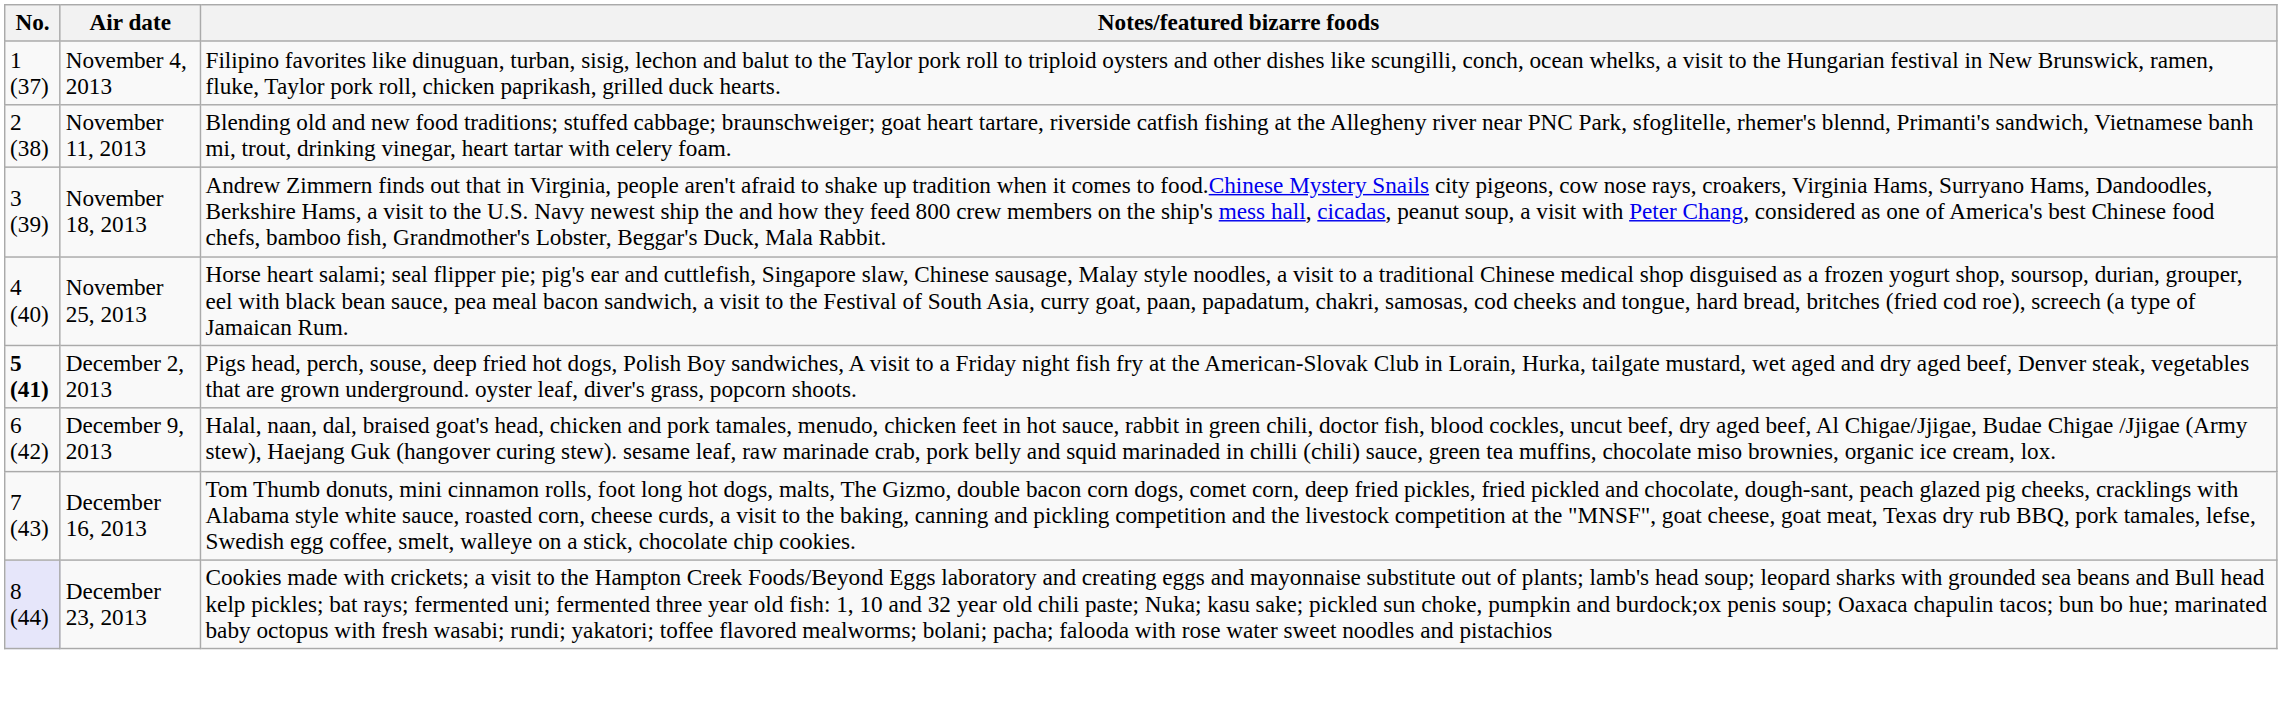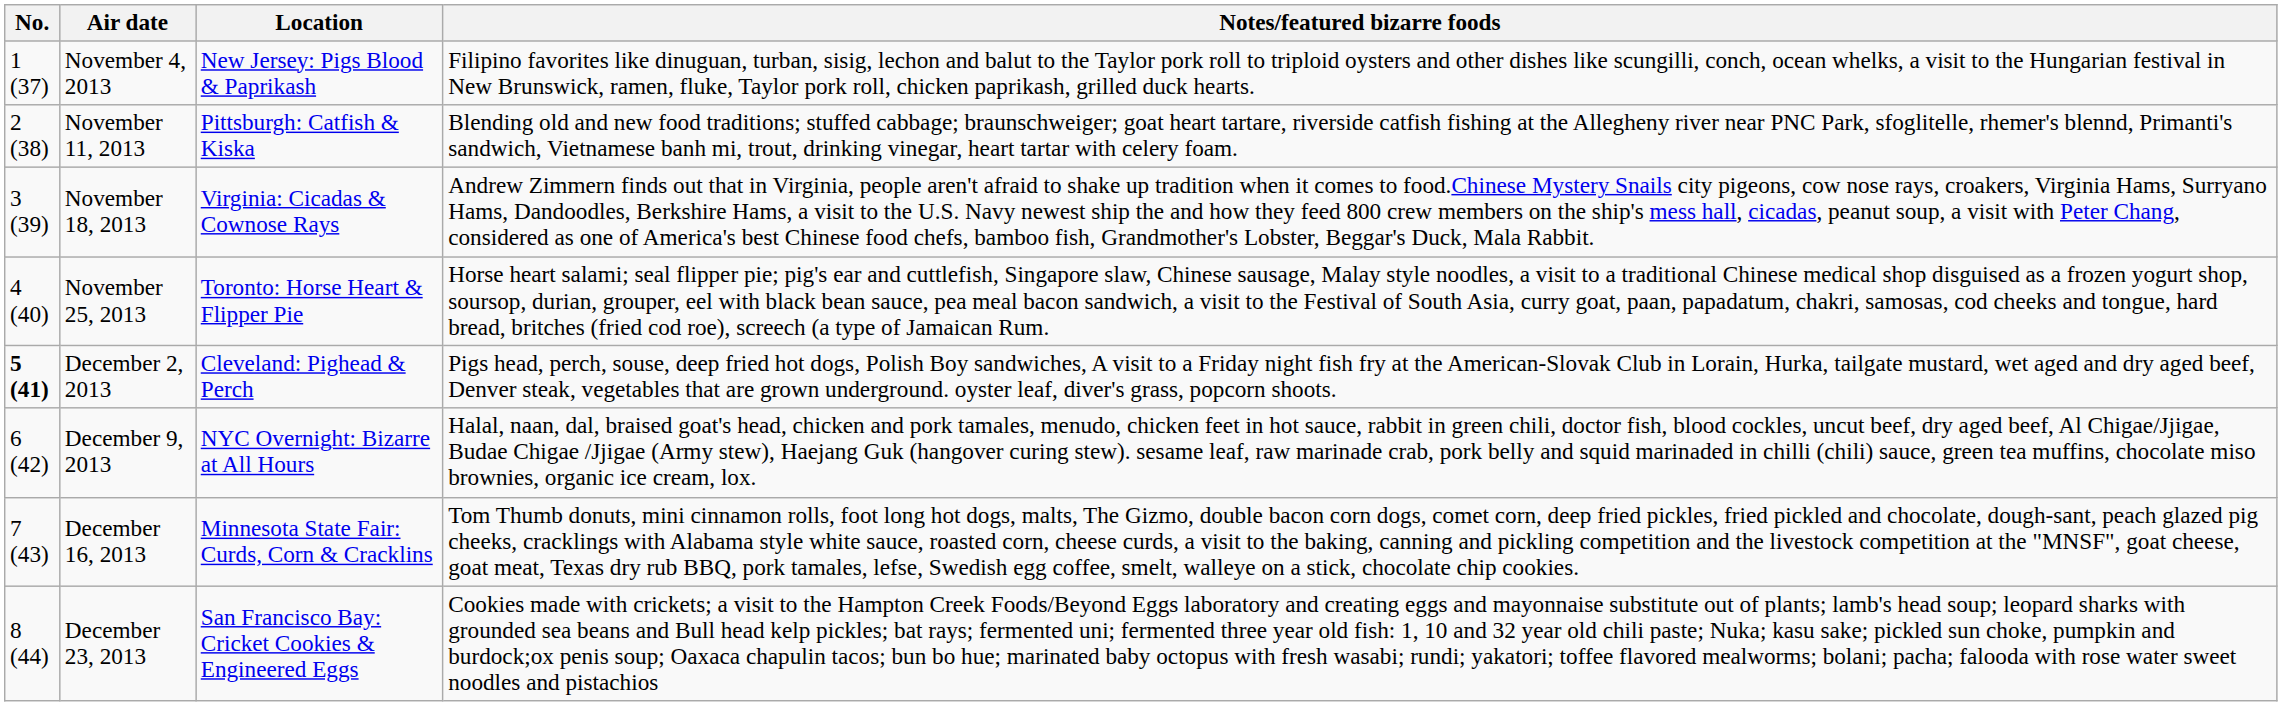+ column: (319, 22)
(29, 604) lavender background -> (29, 643) no background
